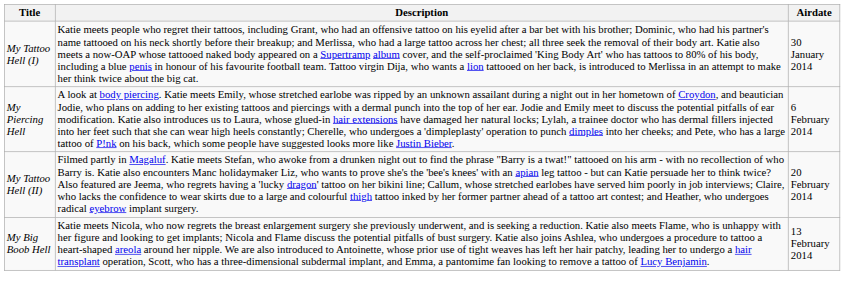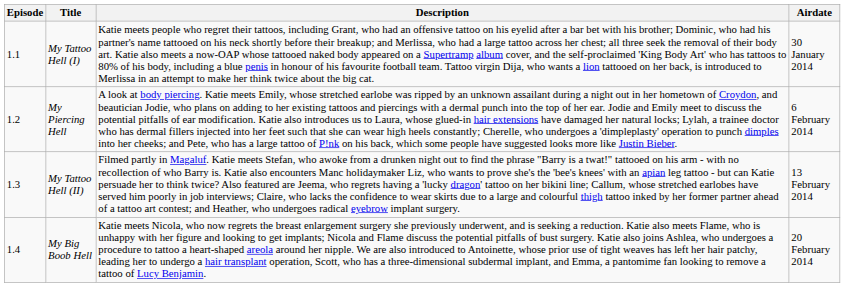+ column: (25, 13)
(810, 184) 20 February 2014 -> (811, 184) 13 February 2014
(810, 243) 13 February 2014 -> (811, 249) 20 February 2014
